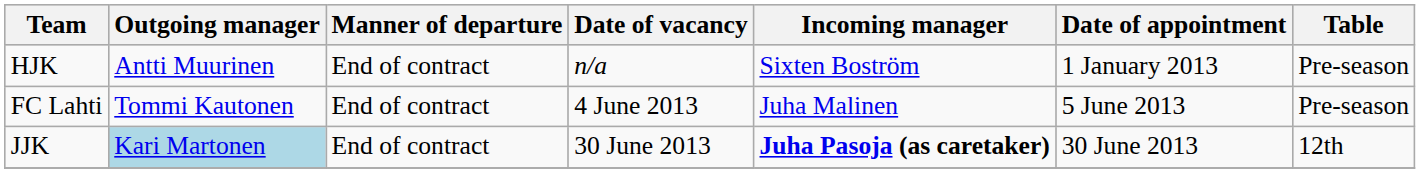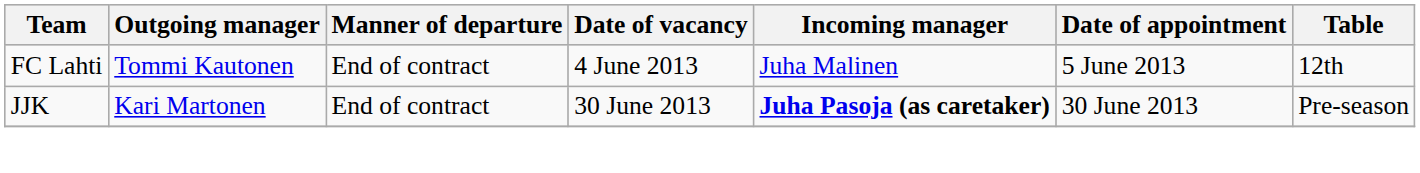- row: (34, 65)
(1354, 106) Pre-season -> (1321, 65) 12th
(190, 146) lightblue background -> (190, 106) no background
(1321, 146) 12th -> (1354, 106) Pre-season
